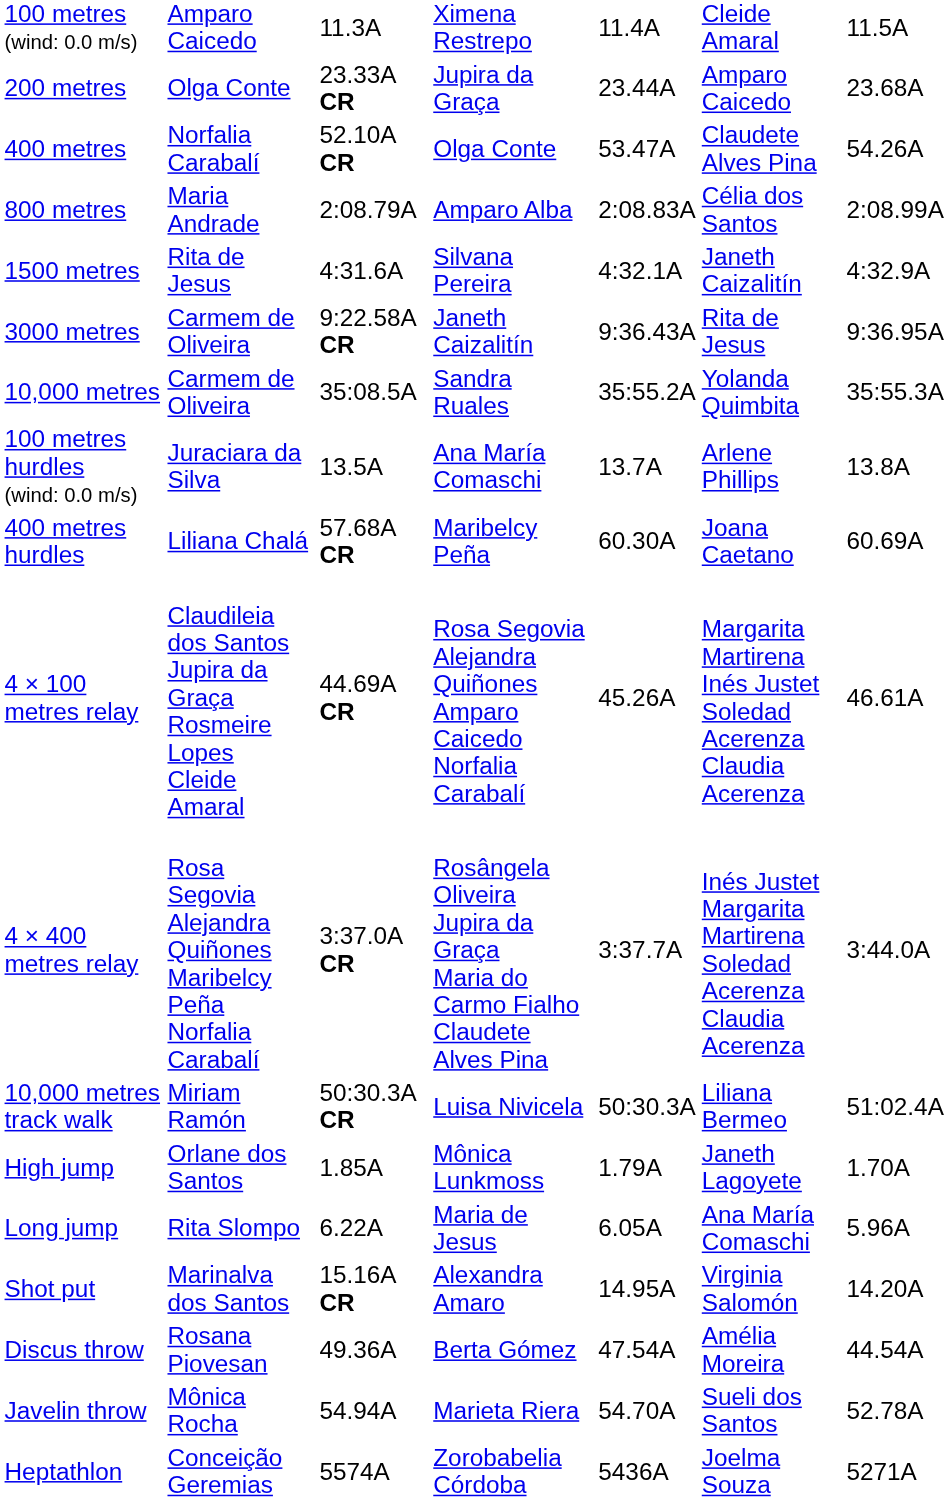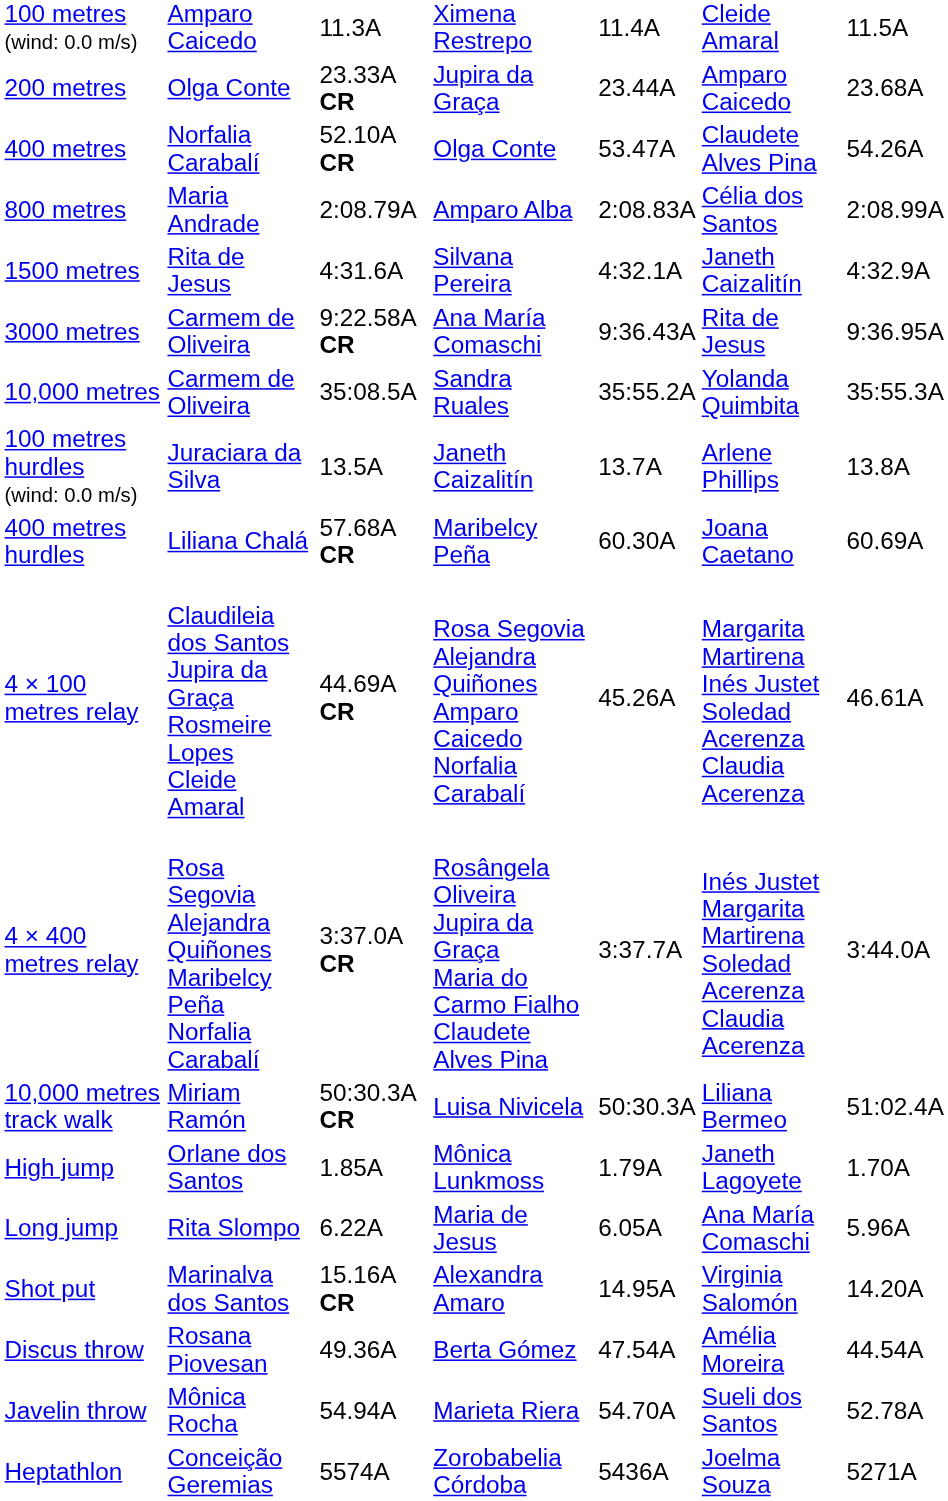(483, 331) Janeth Caizalitín -> (489, 331) Ana María Comaschi
(489, 466) Ana María Comaschi -> (483, 466) Janeth Caizalitín
